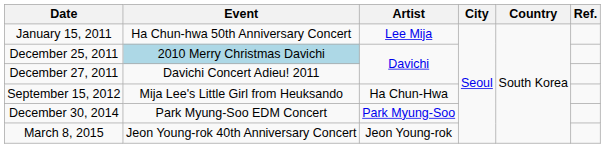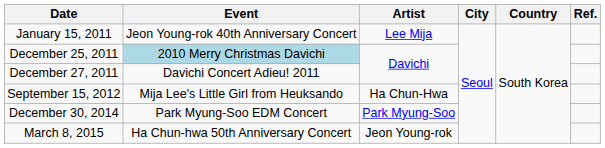(241, 34) Ha Chun-hwa 50th Anniversary Concert -> (241, 34) Jeon Young-rok 40th Anniversary Concert
(241, 133) Jeon Young-rok 40th Anniversary Concert -> (241, 133) Ha Chun-hwa 50th Anniversary Concert
